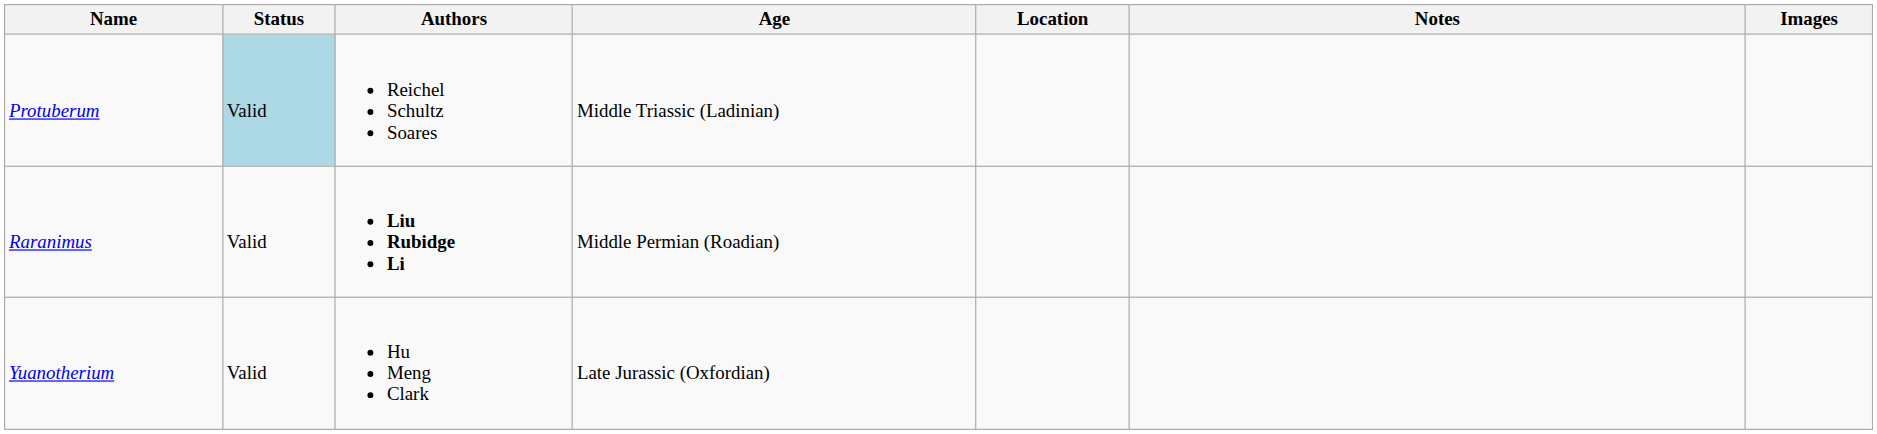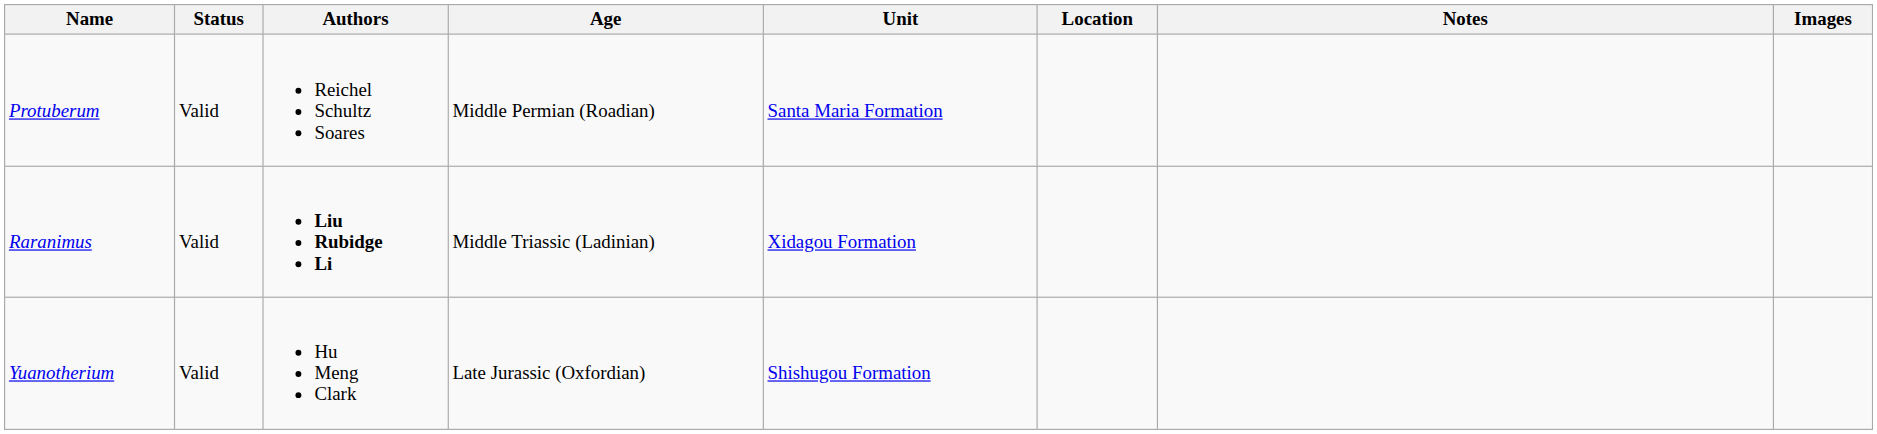+ column: (900, 19)
(247, 110) lightblue background -> (199, 110) no background
(678, 110) Middle Triassic (Ladinian) -> (554, 110) Middle Permian (Roadian)
(678, 242) Middle Permian (Roadian) -> (554, 242) Middle Triassic (Ladinian)
